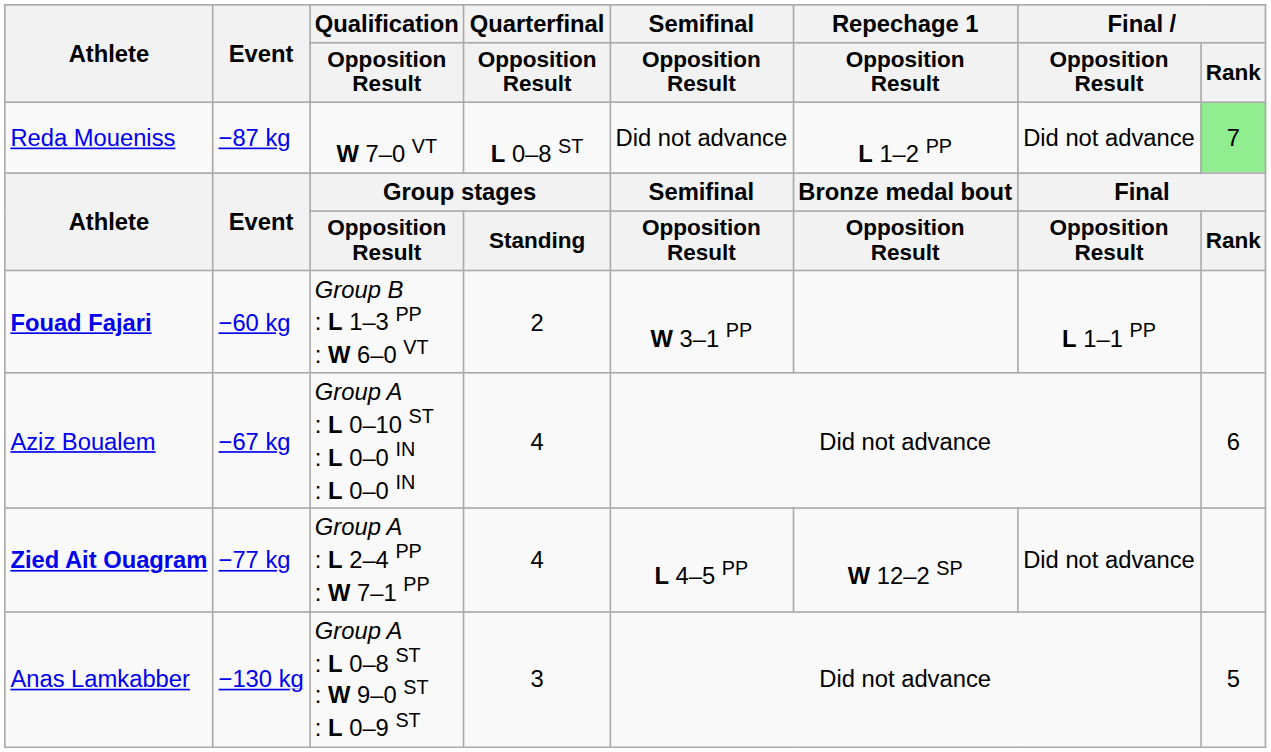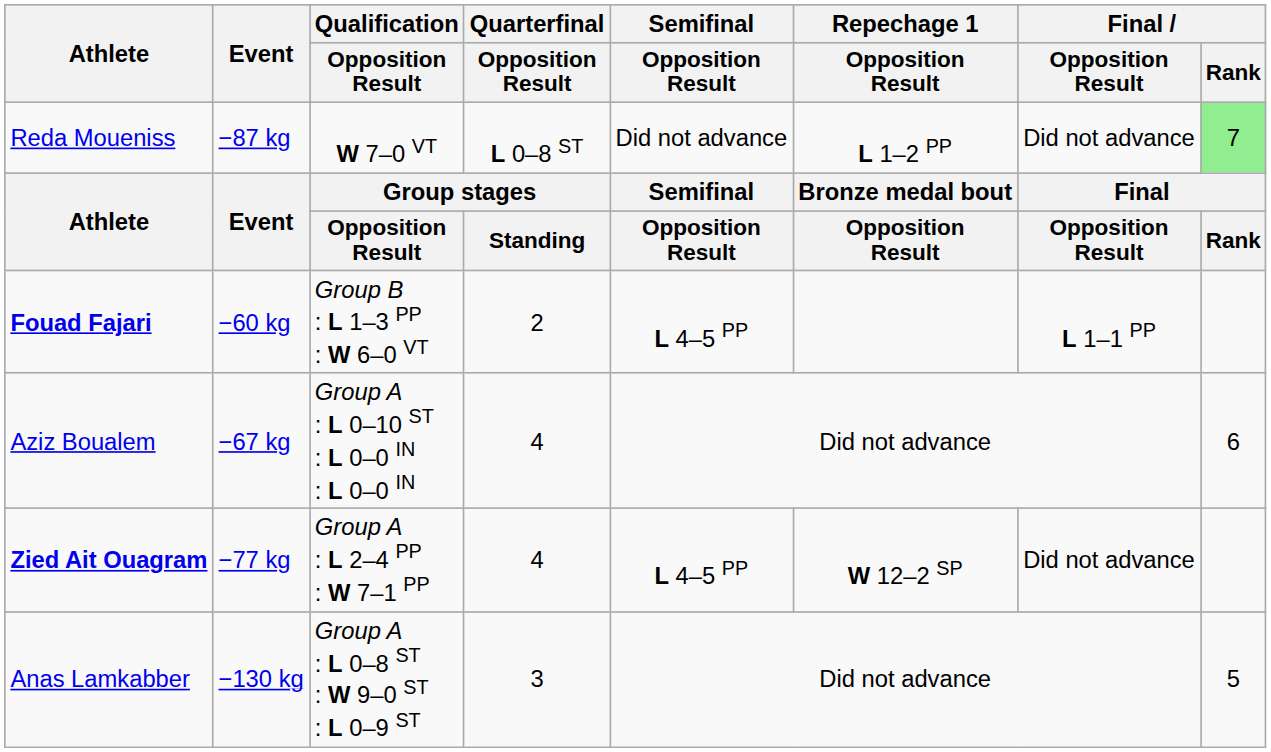(701, 335) W 3–1 PP -> (701, 335) L 4–5 PP
